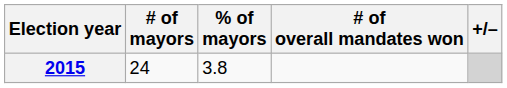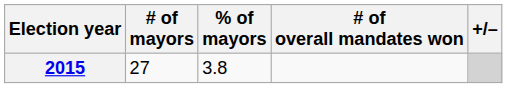(140, 67) 24 -> (140, 67) 27
